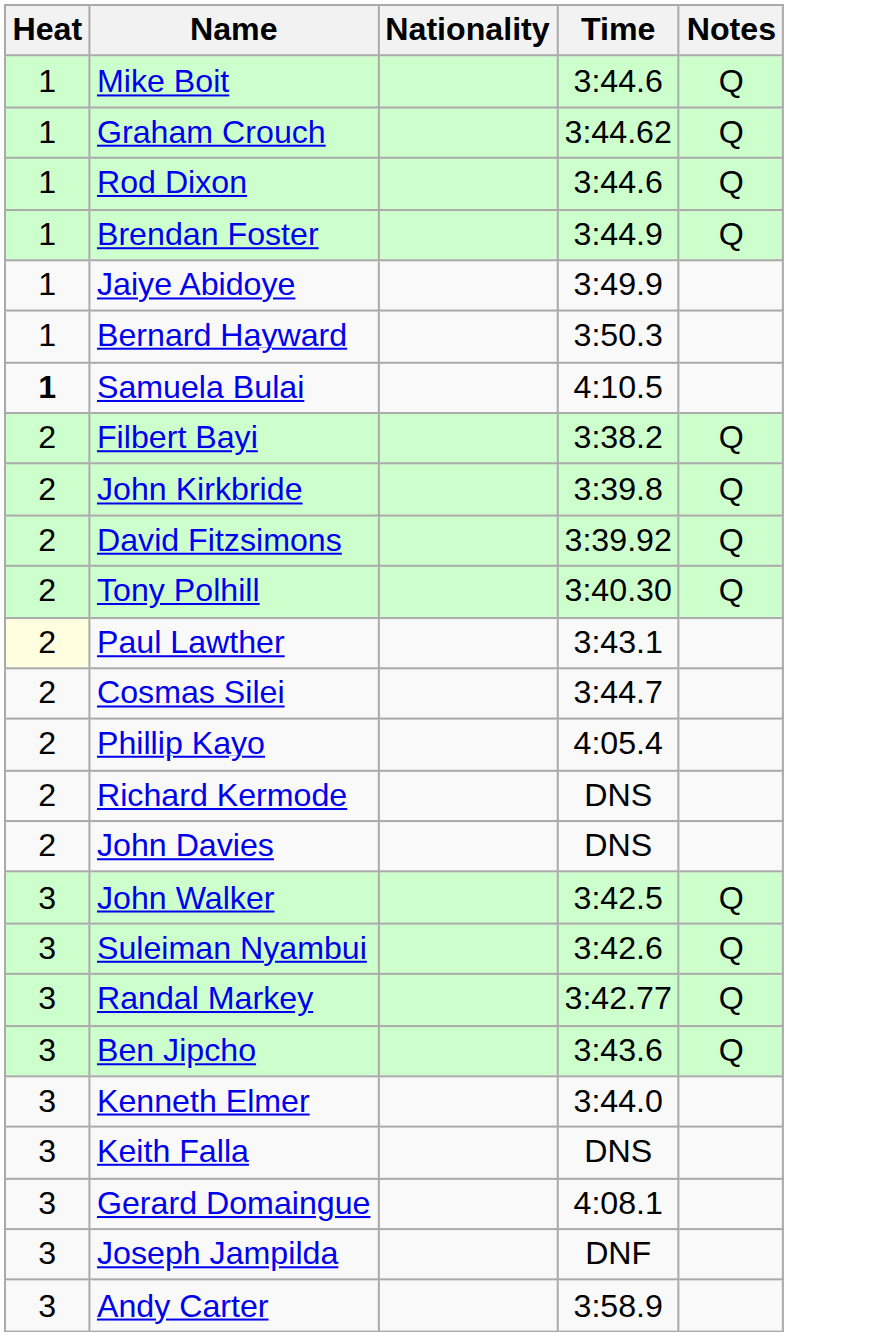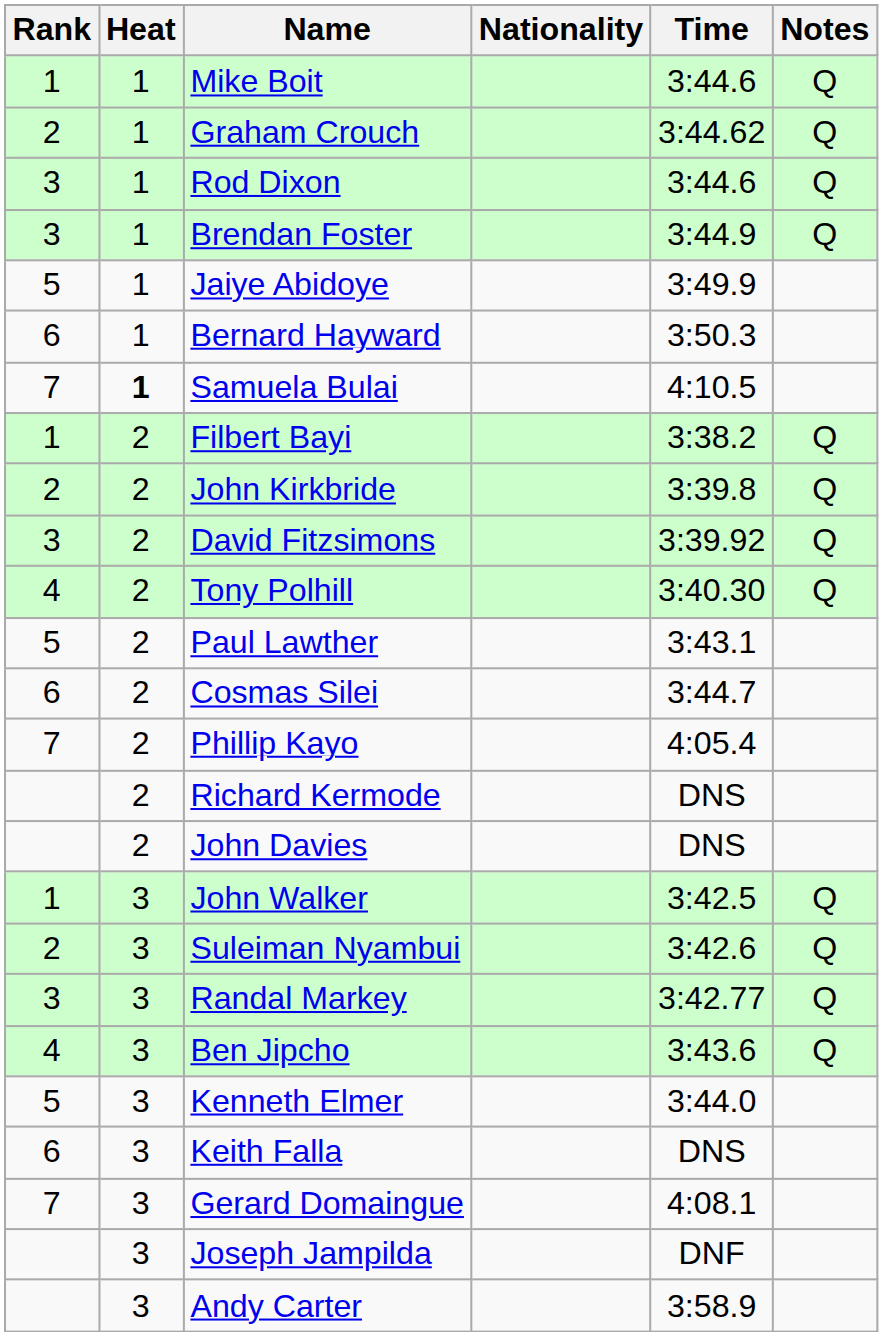+ column: (52, 30)
(47, 642) lightyellow background -> (141, 642) no background
